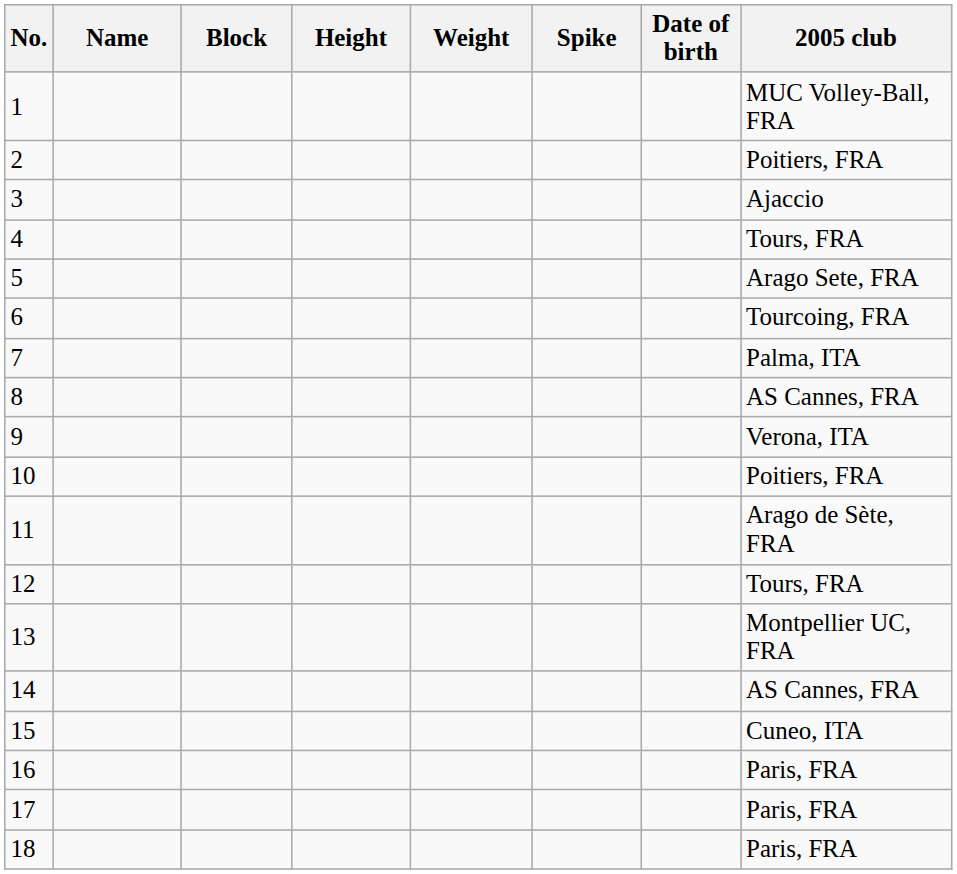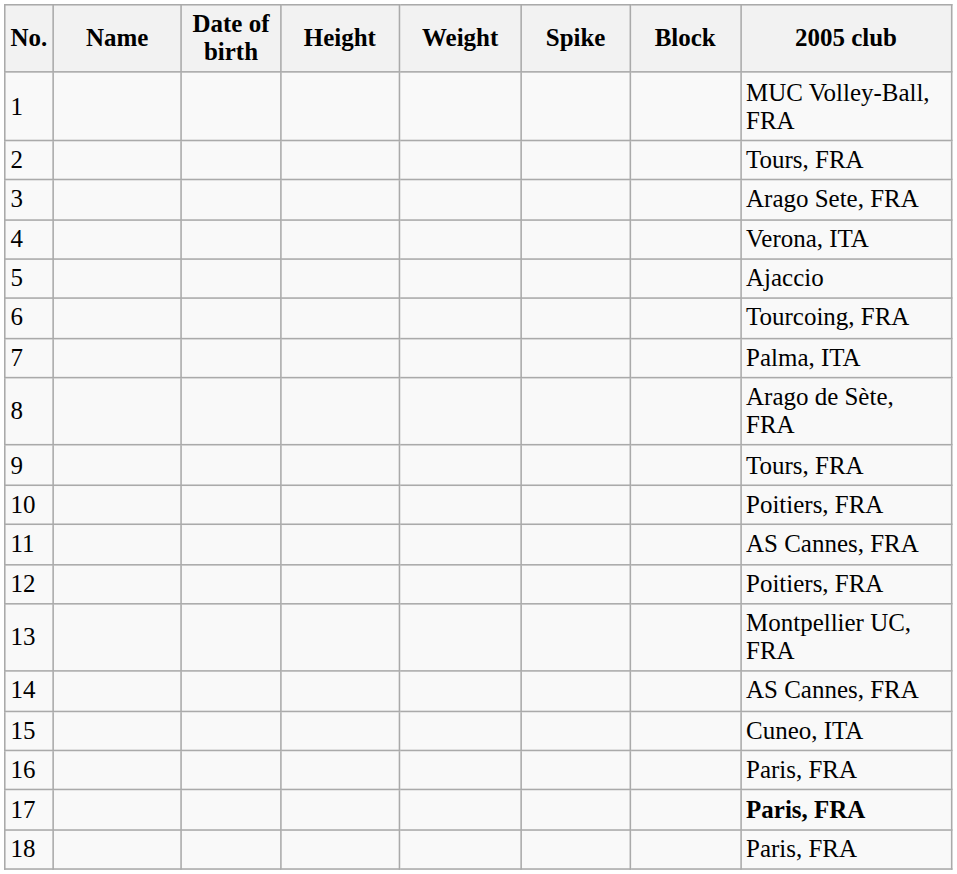columns swapped: (691, 38) <-> (237, 38)
(815, 159) Poitiers, FRA -> (805, 159) Tours, FRA
(785, 199) Ajaccio -> (832, 199) Arago Sete, FRA
(805, 238) Tours, FRA -> (807, 238) Verona, ITA
(832, 278) Arago Sete, FRA -> (785, 278) Ajaccio
(832, 397) AS Cannes, FRA -> (820, 411) Arago de Sète, FRA
(807, 436) Verona, ITA -> (805, 464) Tours, FRA
(820, 529) Arago de Sète, FRA -> (832, 543) AS Cannes, FRA
(805, 583) Tours, FRA -> (815, 583) Poitiers, FRA
(802, 809) normal -> (806, 809) bold
